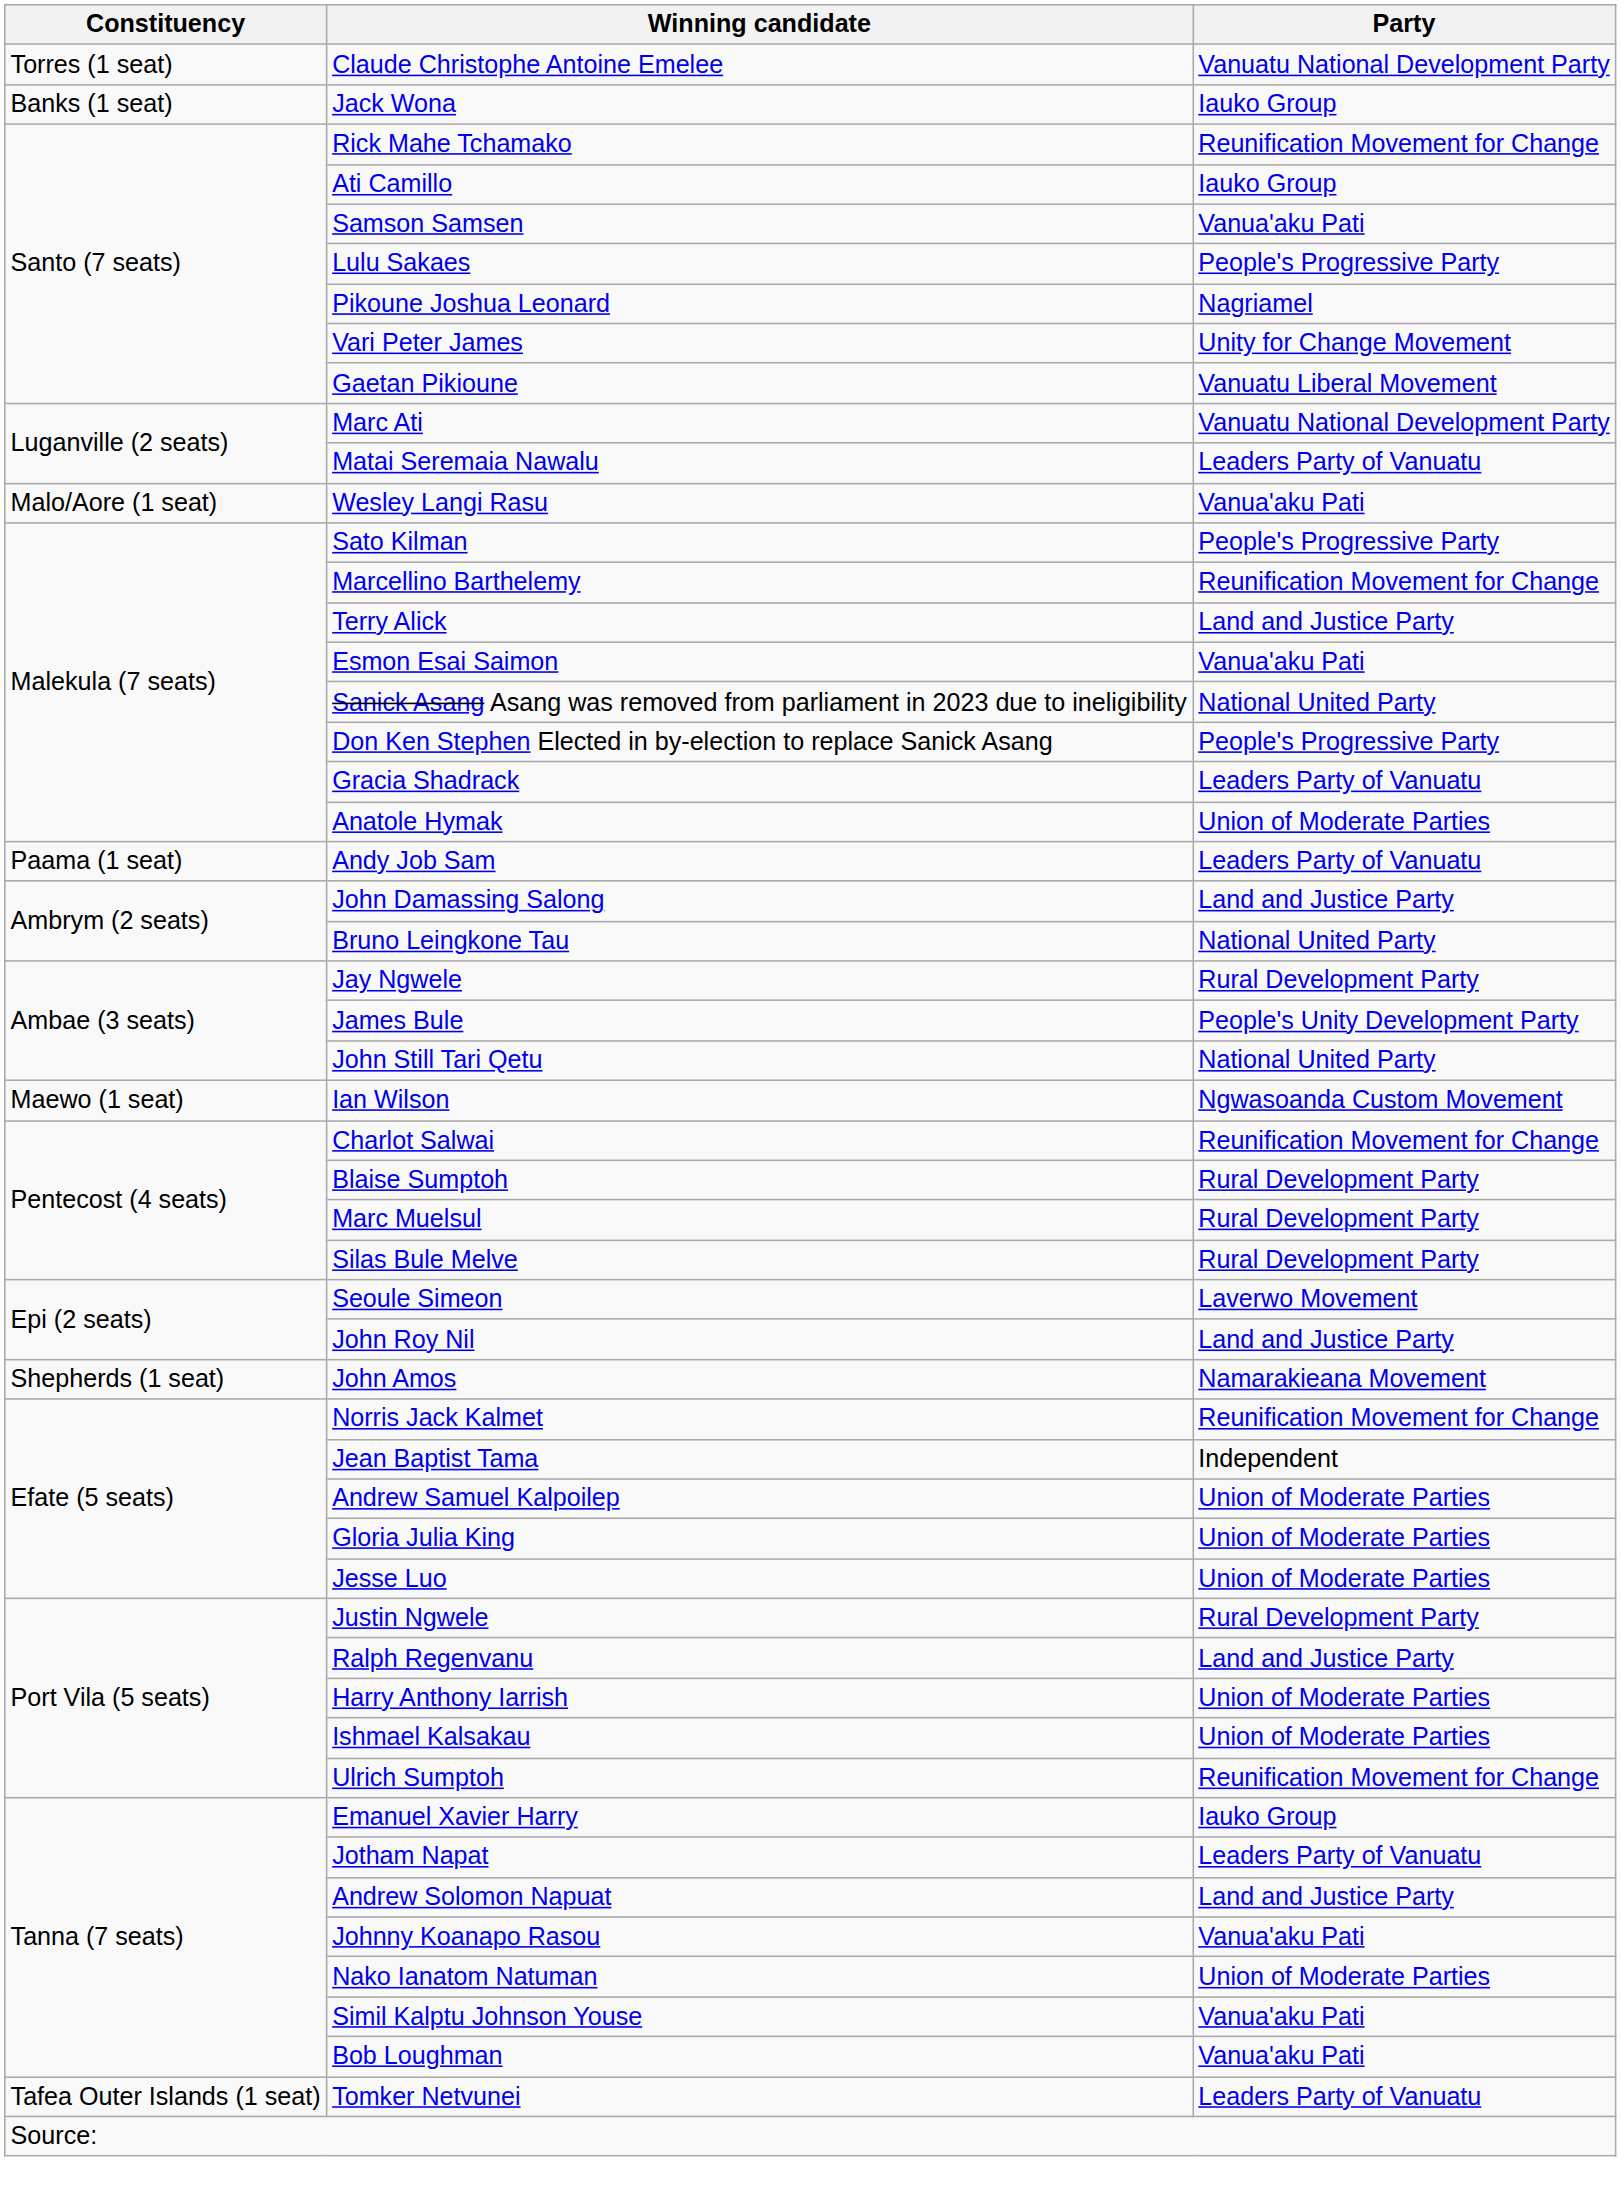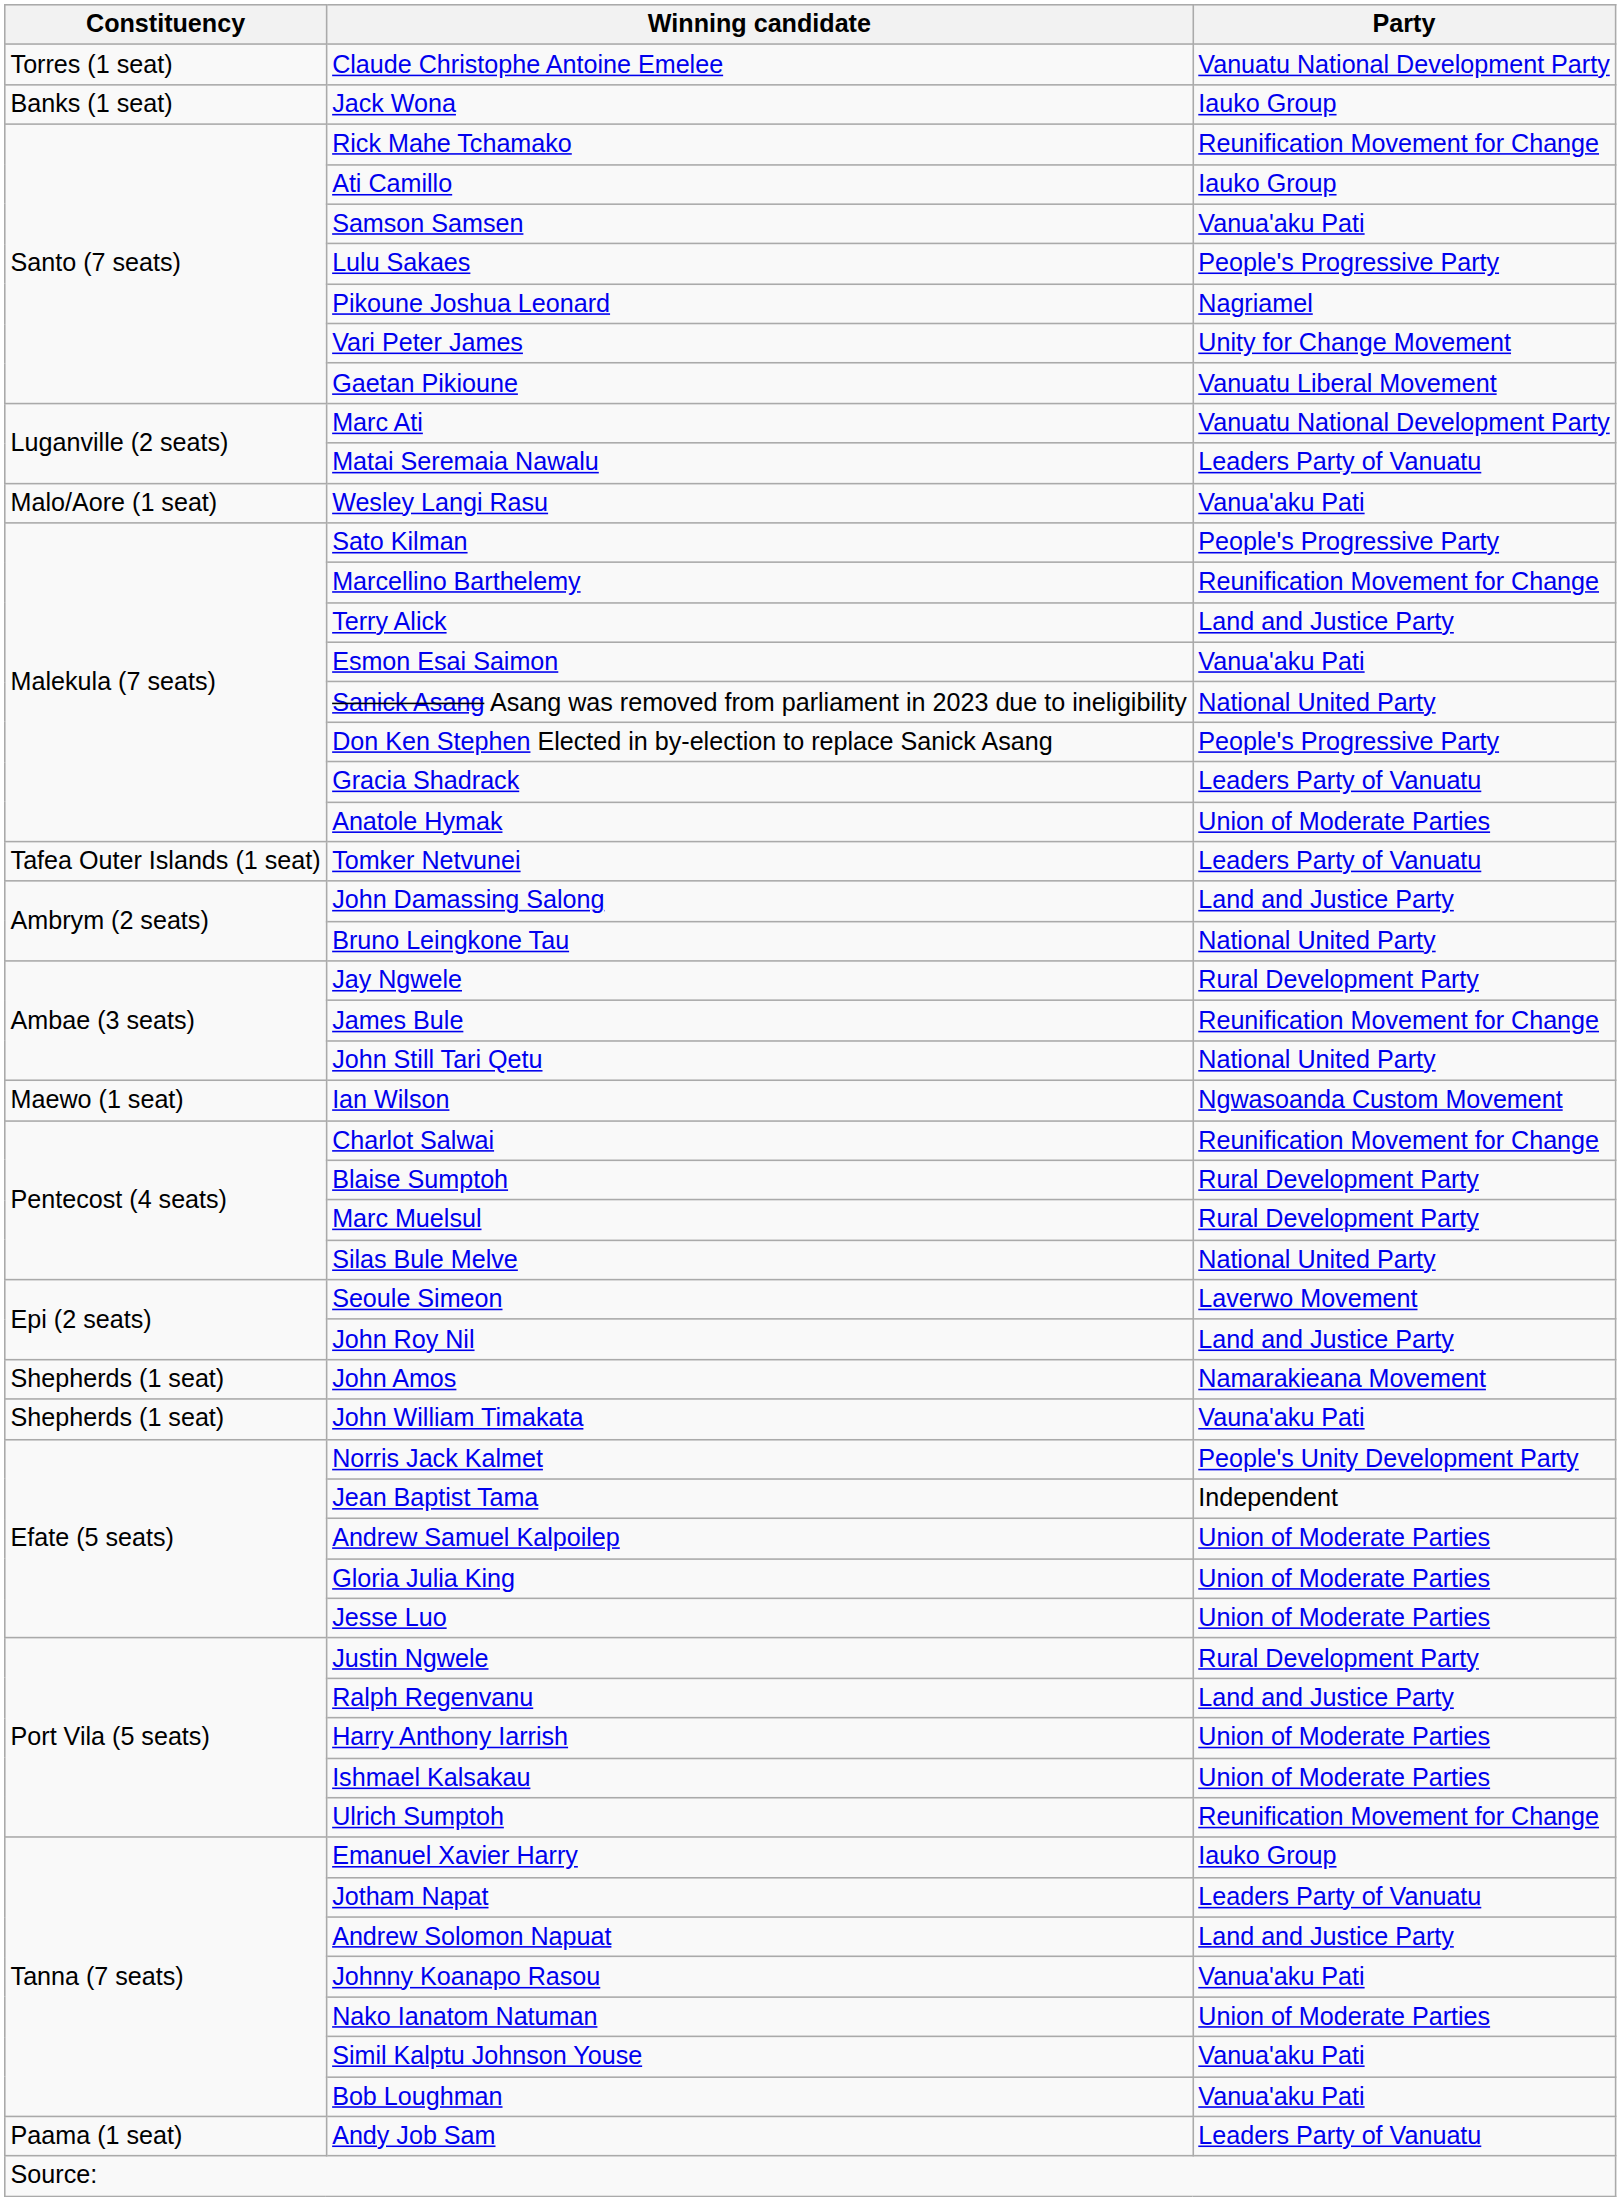rows swapped: (414, 861) <-> (426, 2096)
(1388, 1020) People's Unity Development Party -> (1399, 1020) Reunification Movement for Change
(1339, 1259) Rural Development Party -> (1317, 1259) National United Party
+ row: (458, 1418)
(1399, 1418) Reunification Movement for Change -> (1388, 1458) People's Unity Development Party
